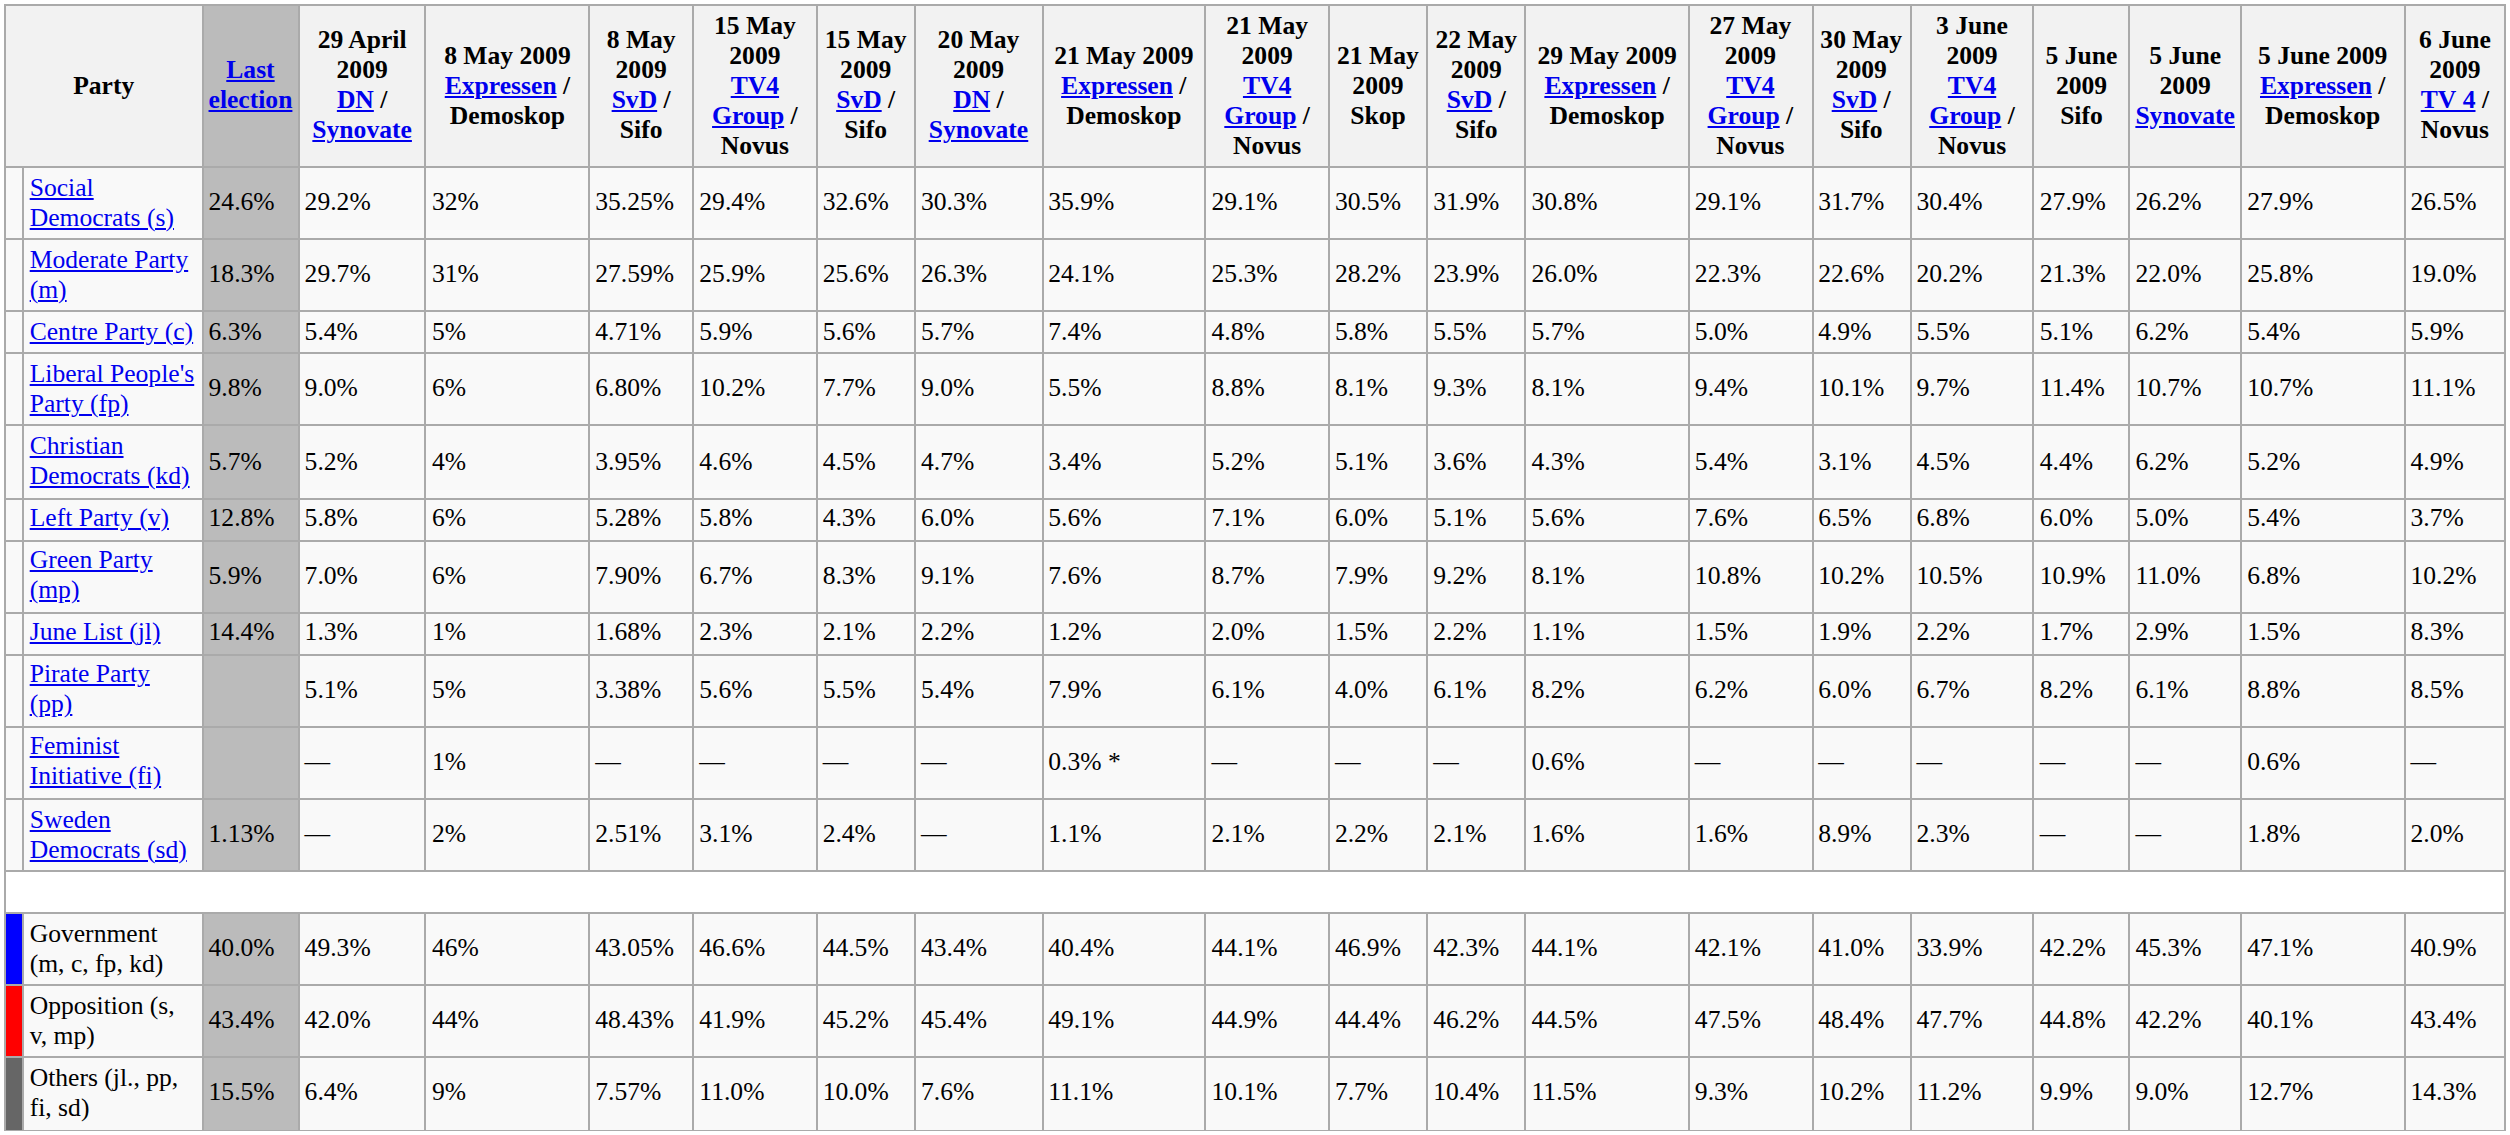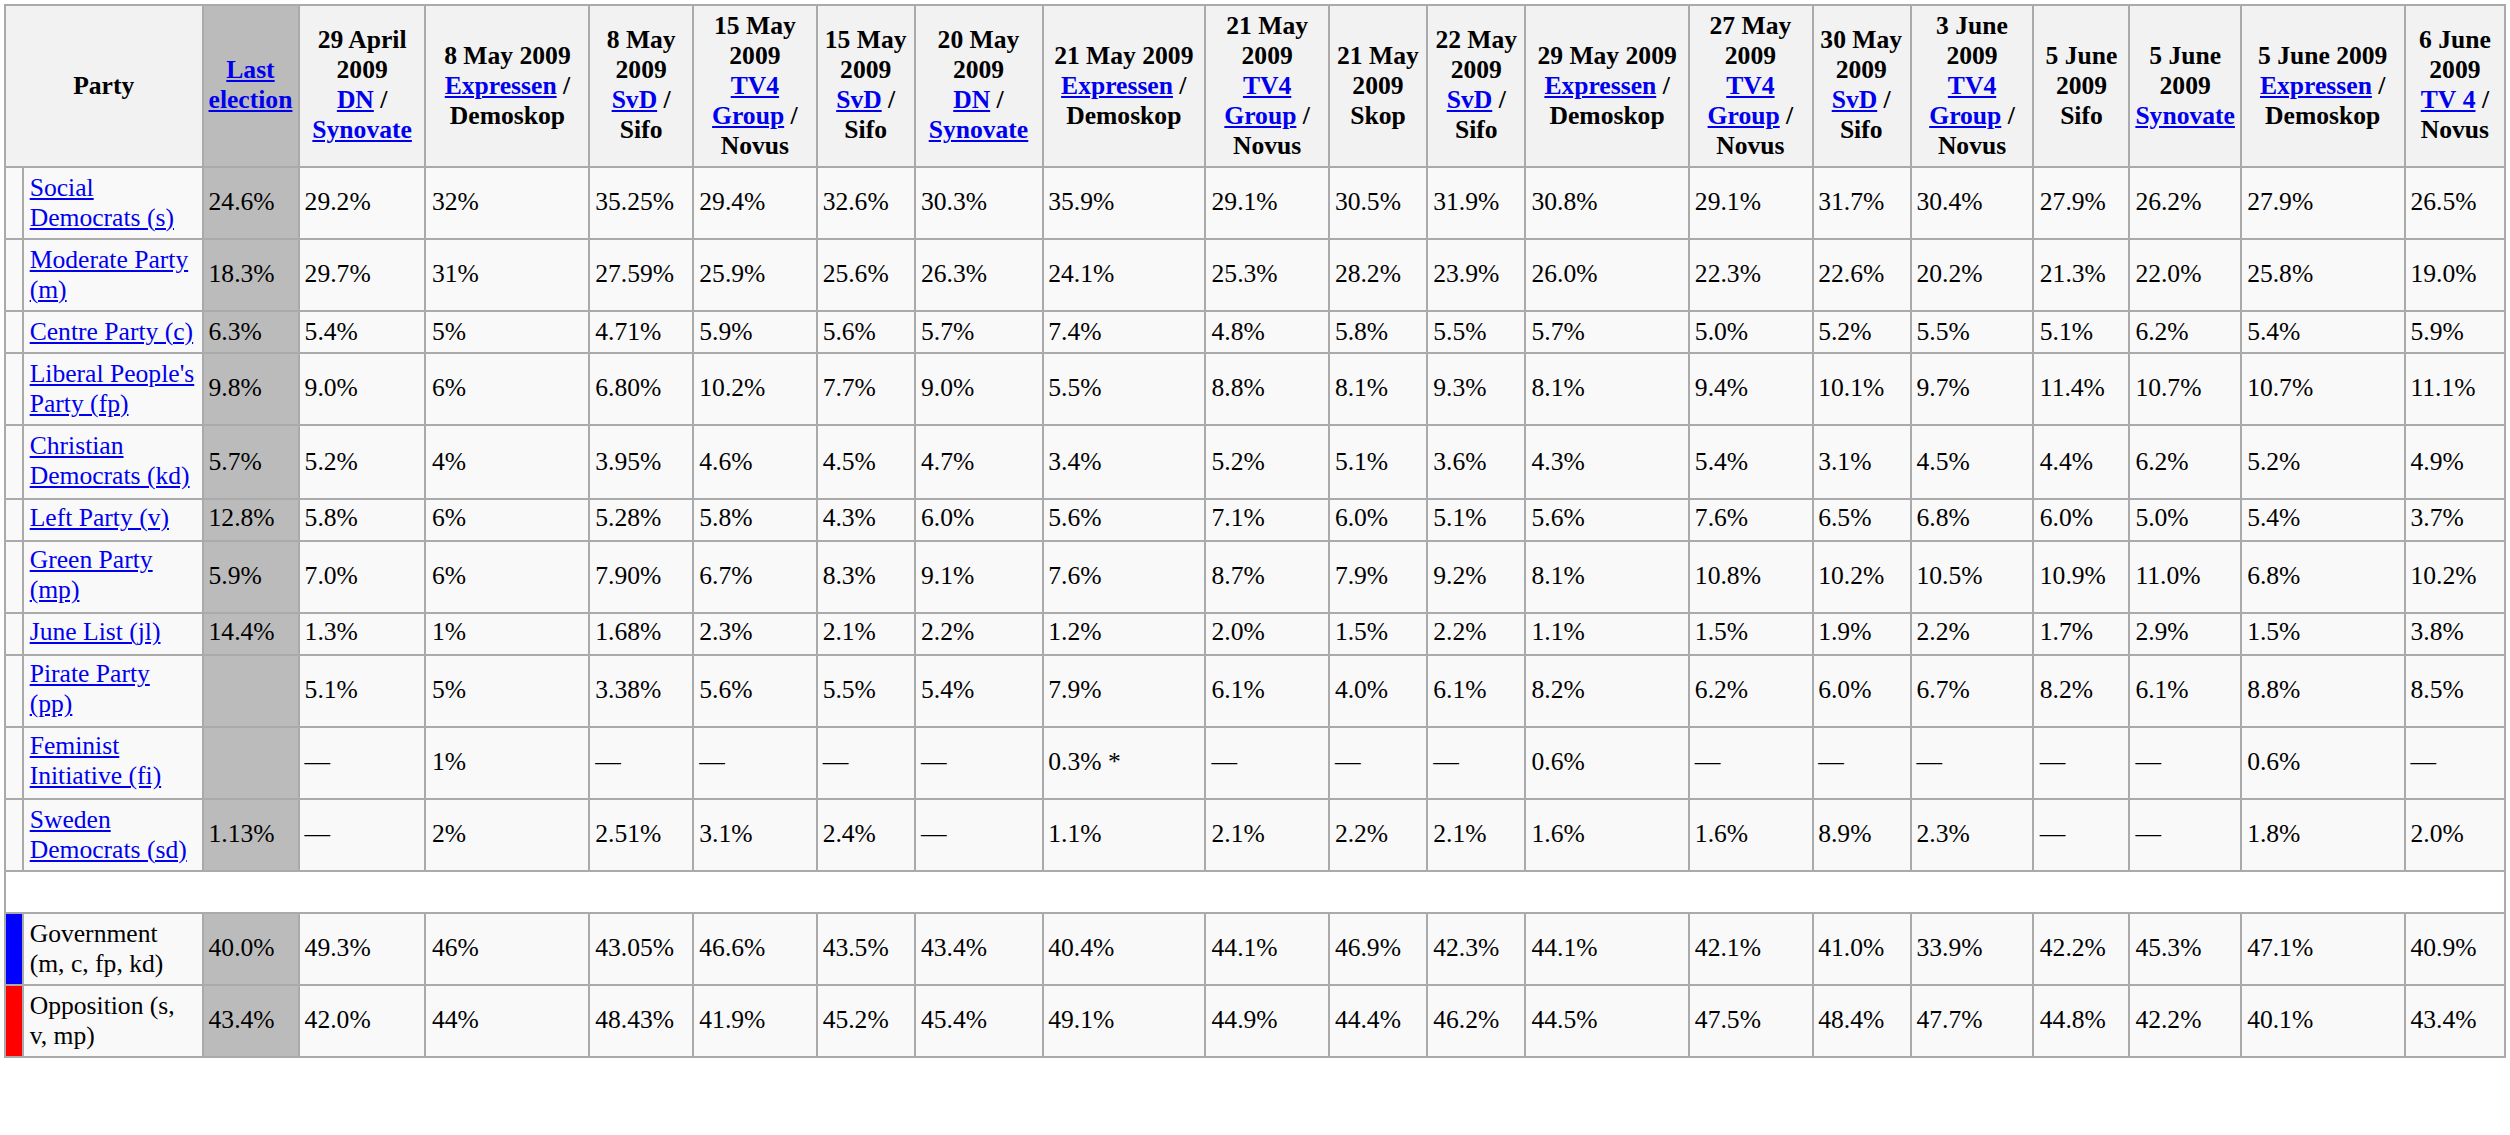(1845, 331) 4.9% -> (1845, 331) 5.2%
(2437, 632) 8.3% -> (2437, 632) 3.8%
(856, 948) 44.5% -> (856, 948) 43.5%
- row: (104, 1093)
